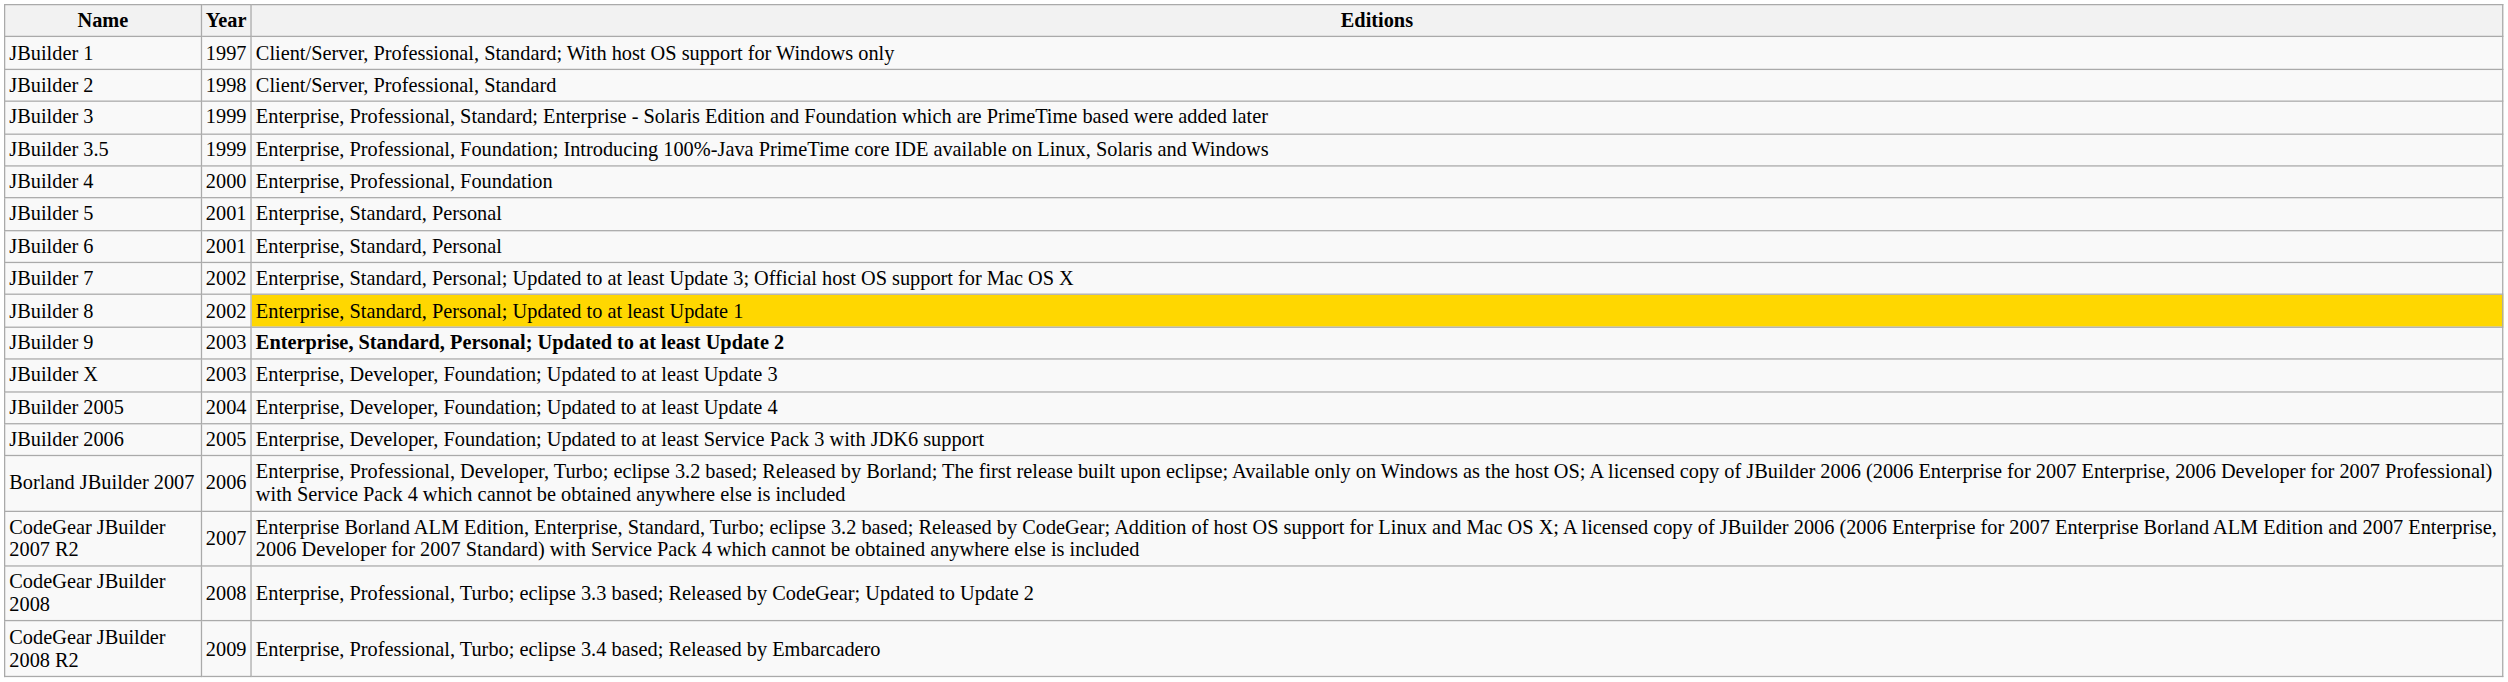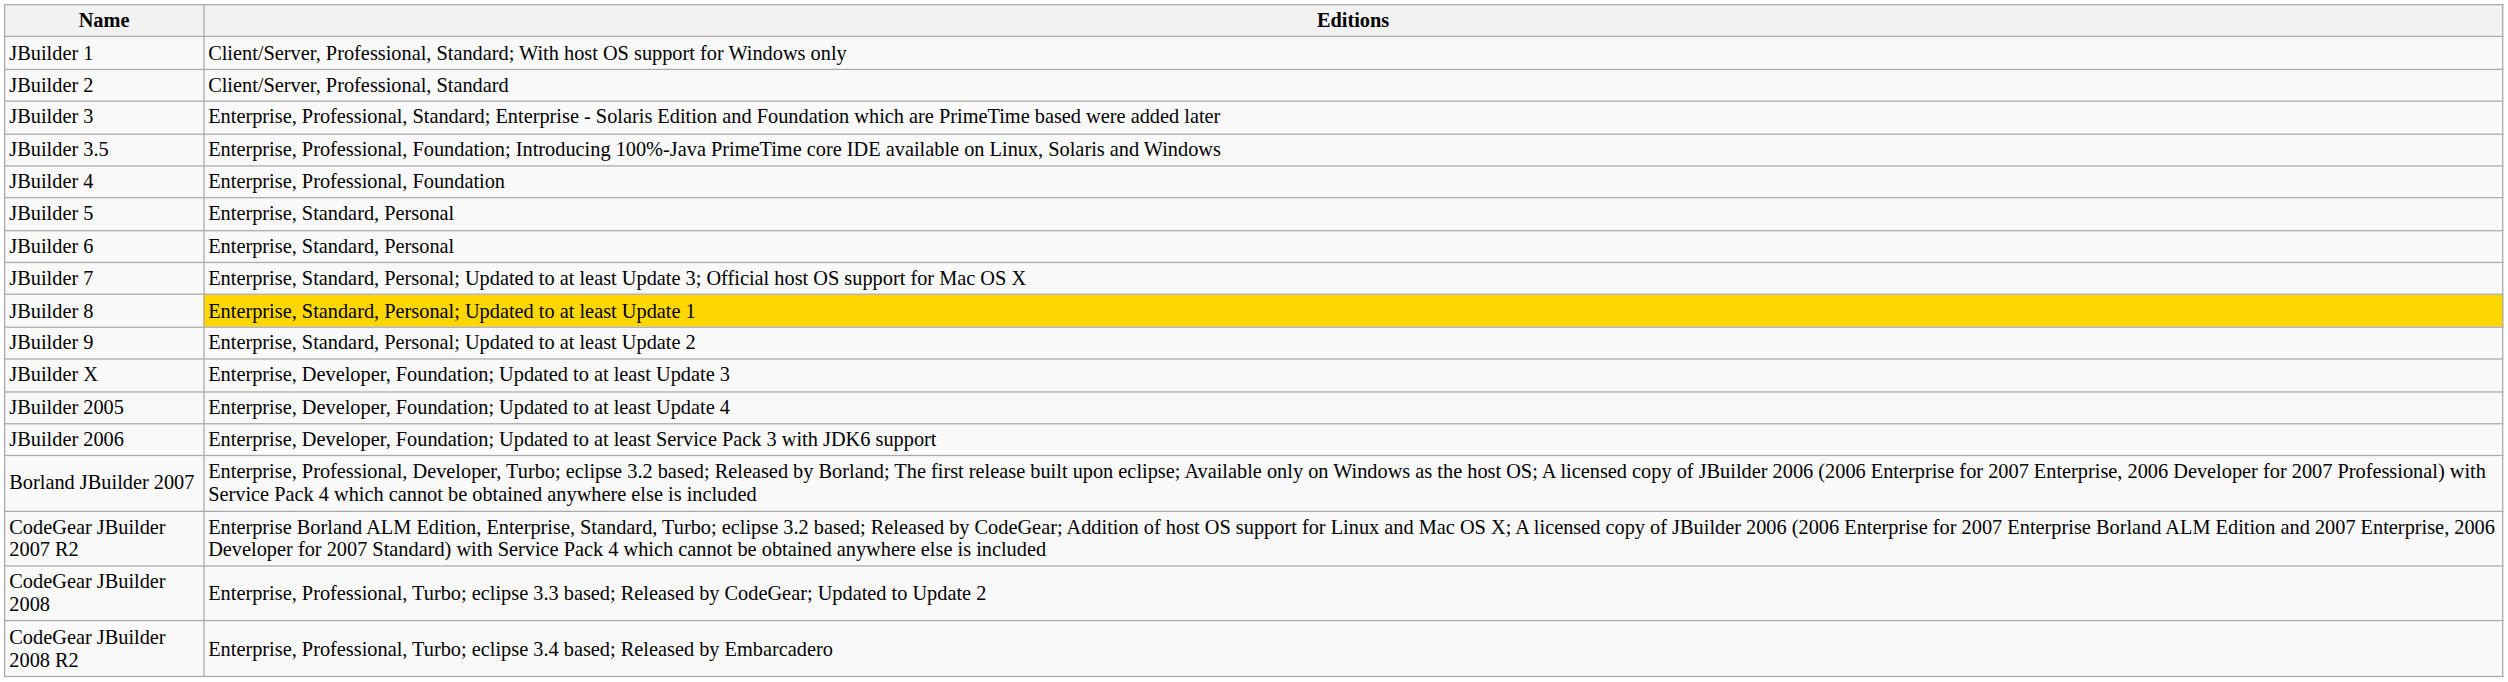- column: (226, 20)
(520, 342) bold -> (452, 342) normal
